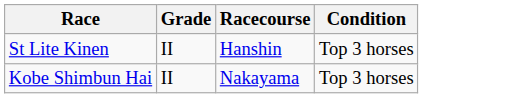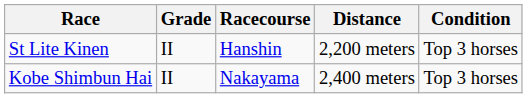+ column: (367, 19)
